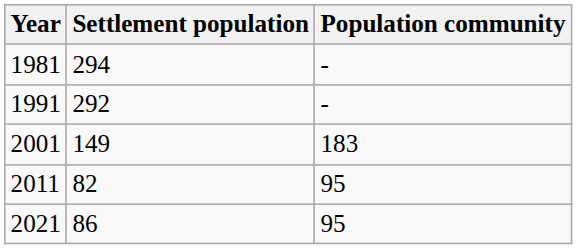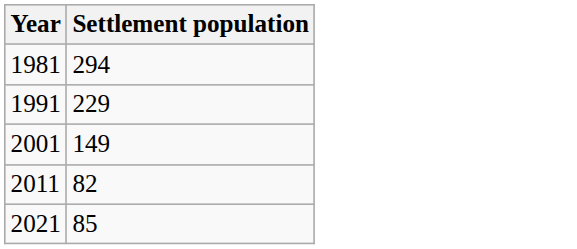- column: (443, 24)
(91, 104) 292 -> (91, 104) 229
(85, 223) 86 -> (85, 223) 85
